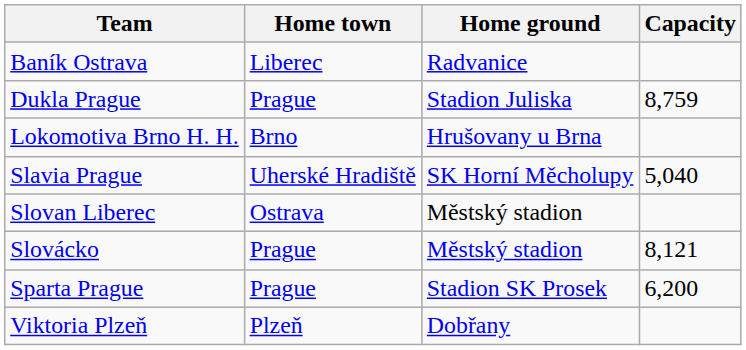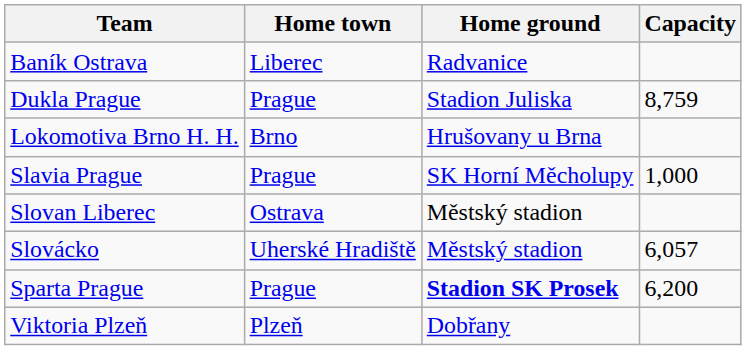(333, 174) Uherské Hradiště -> (283, 174) Prague
(671, 174) 5,040 -> (671, 174) 1,000
(283, 250) Prague -> (333, 250) Uherské Hradiště
(671, 250) 8,121 -> (671, 250) 6,057
(517, 288) normal -> (523, 288) bold
